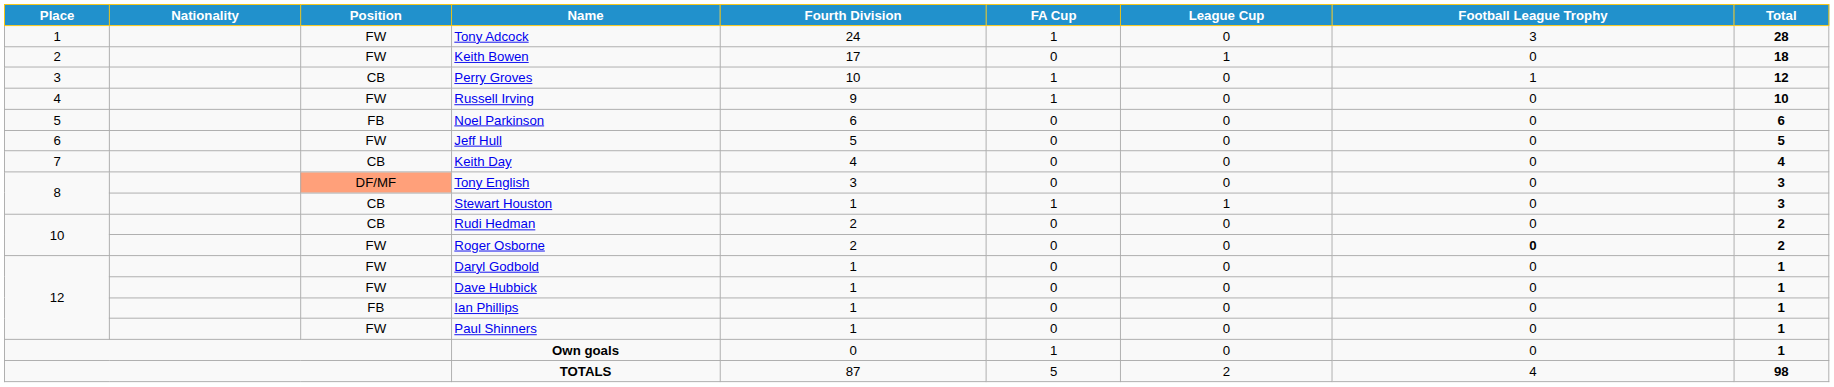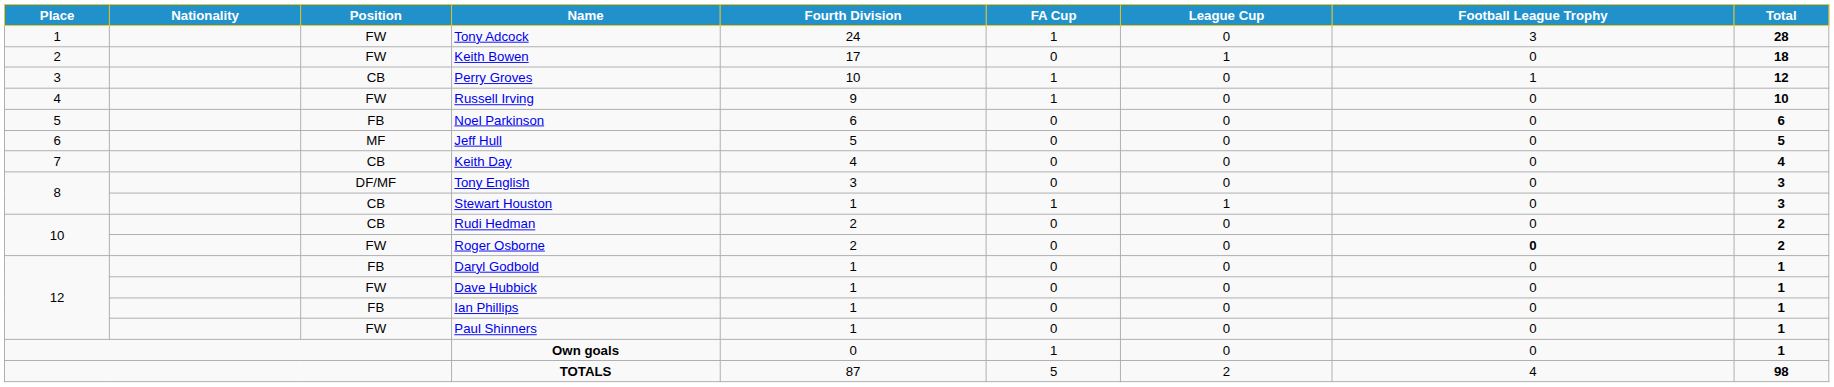(376, 141) FW -> (376, 141) MF
(376, 183) lightsalmon background -> (376, 183) no background
(376, 266) FW -> (376, 266) FB
